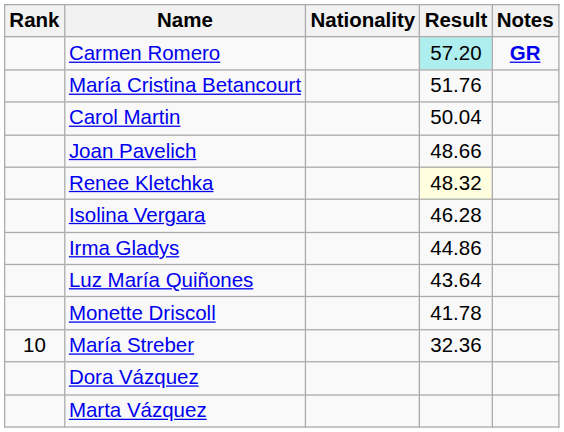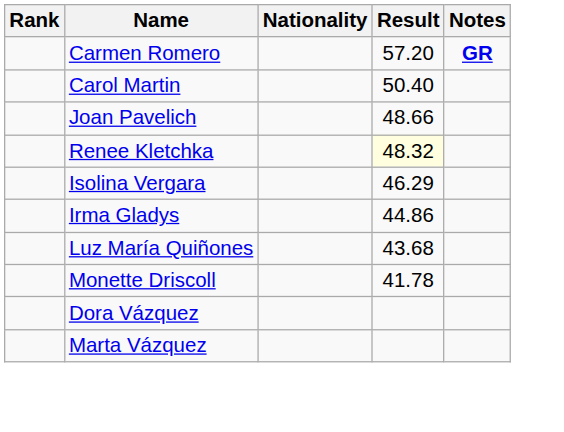(456, 53) paleturquoise background -> (408, 53) no background
- row: (185, 85)
(456, 118) 50.04 -> (408, 85) 50.40
(456, 215) 46.28 -> (408, 183) 46.29
(456, 280) 43.64 -> (408, 248) 43.68
- row: (131, 345)
